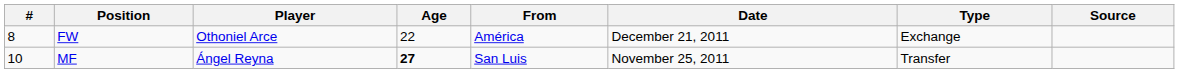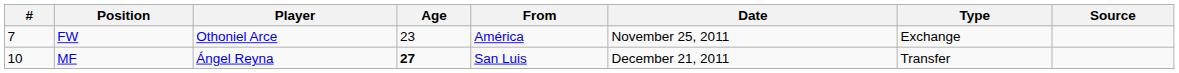(11, 37) 8 -> (11, 37) 7
(408, 37) 22 -> (408, 37) 23
(670, 37) December 21, 2011 -> (670, 37) November 25, 2011
(670, 58) November 25, 2011 -> (670, 58) December 21, 2011
